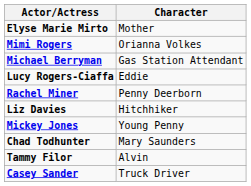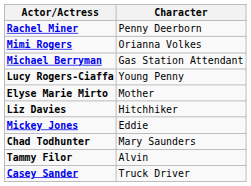rows swapped: (42, 93) <-> (57, 29)
(133, 77) Eddie -> (151, 77) Young Penny
(151, 125) Young Penny -> (133, 125) Eddie
